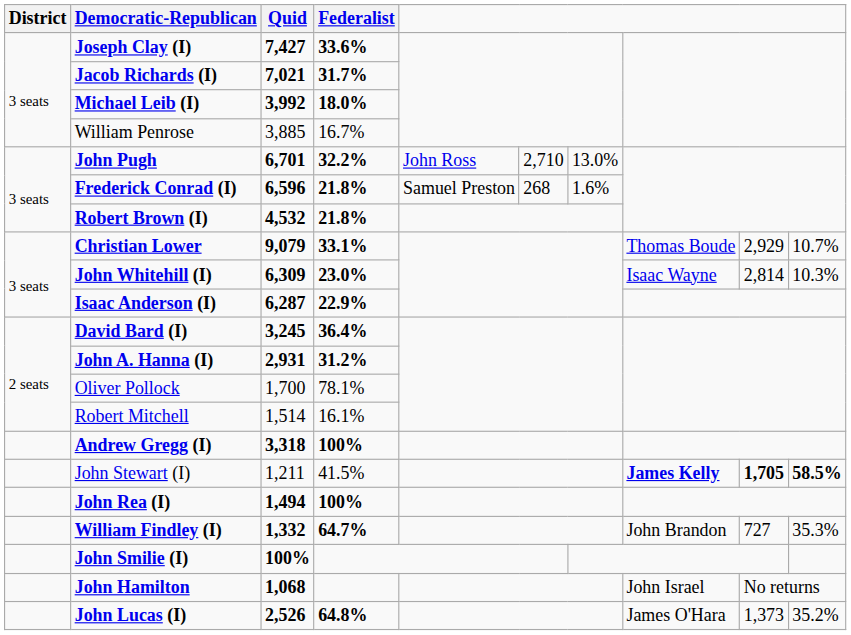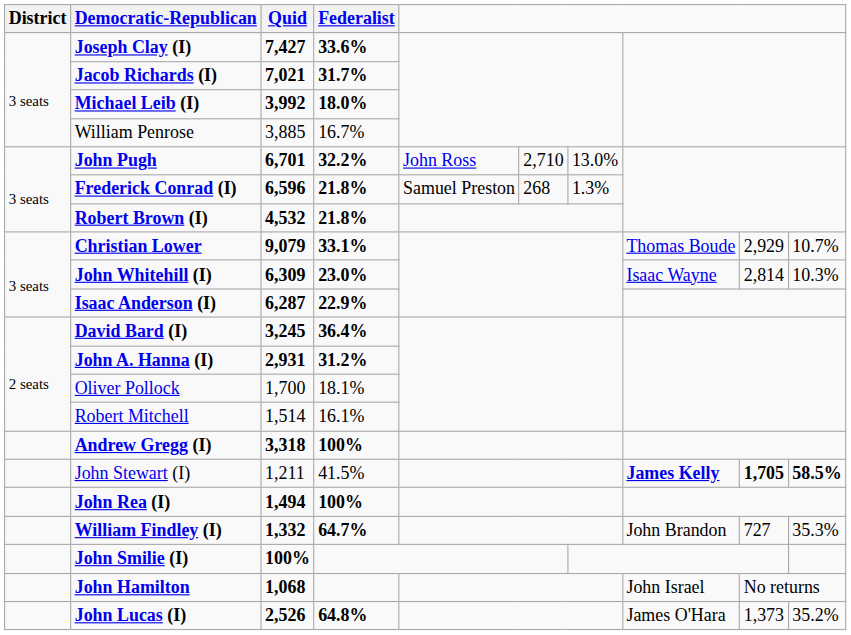(591, 189) 1.6% -> (591, 189) 1.3%
(341, 388) 78.1% -> (341, 388) 18.1%
